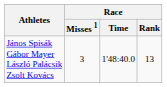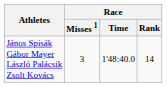(149, 59) 13 -> (149, 59) 14
